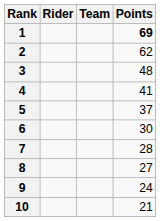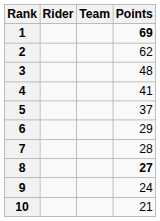(146, 129) 30 -> (146, 129) 29
(146, 168) normal -> (146, 168) bold
